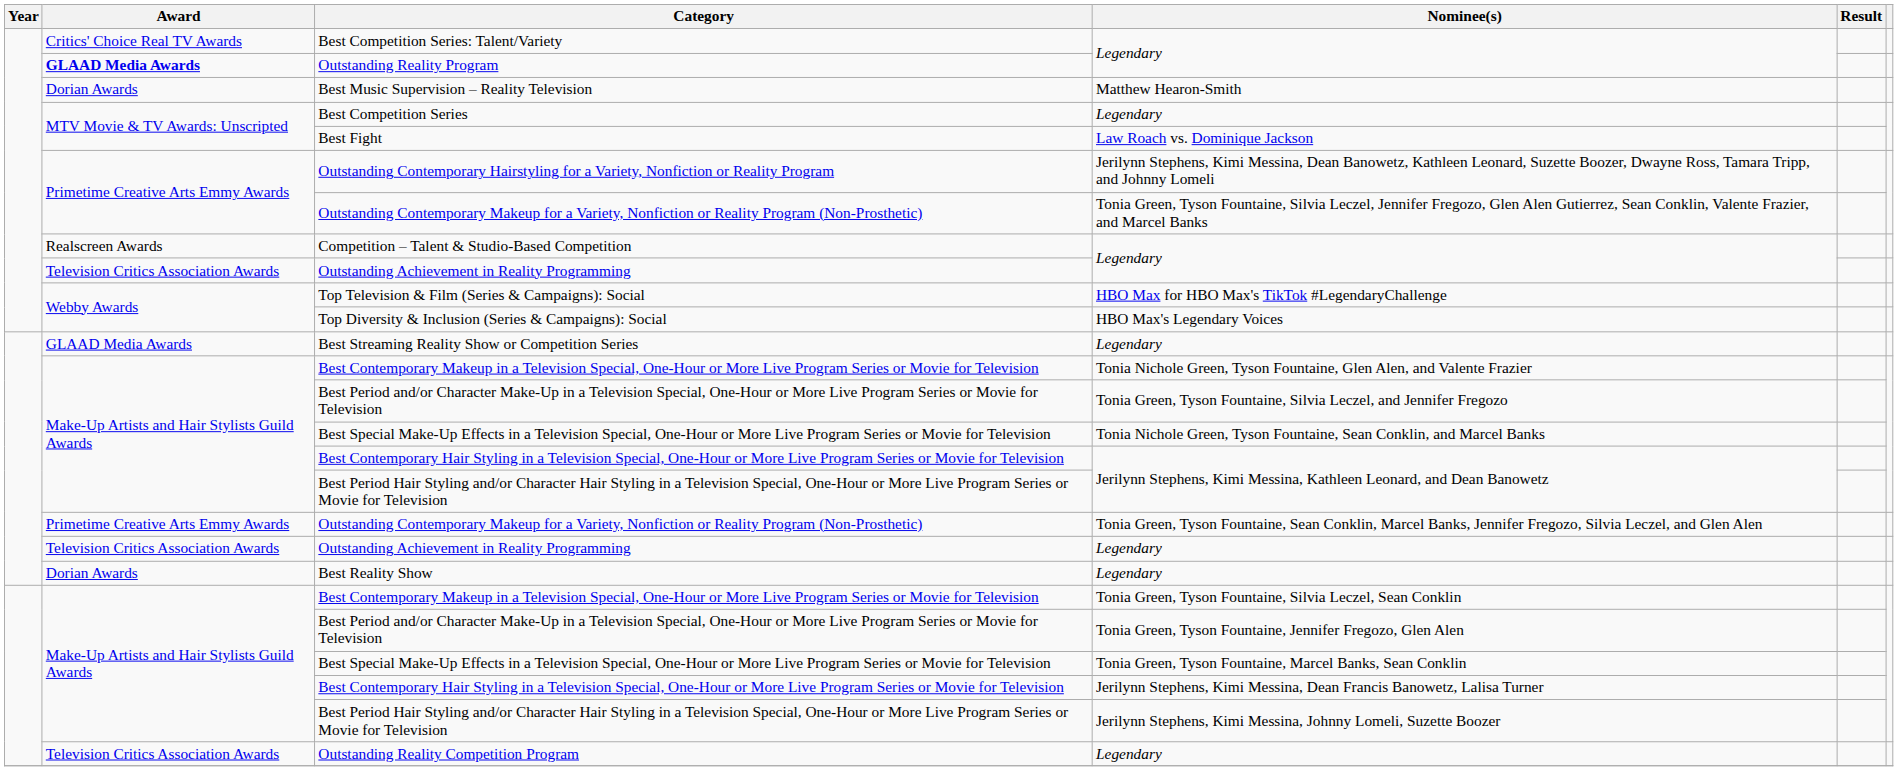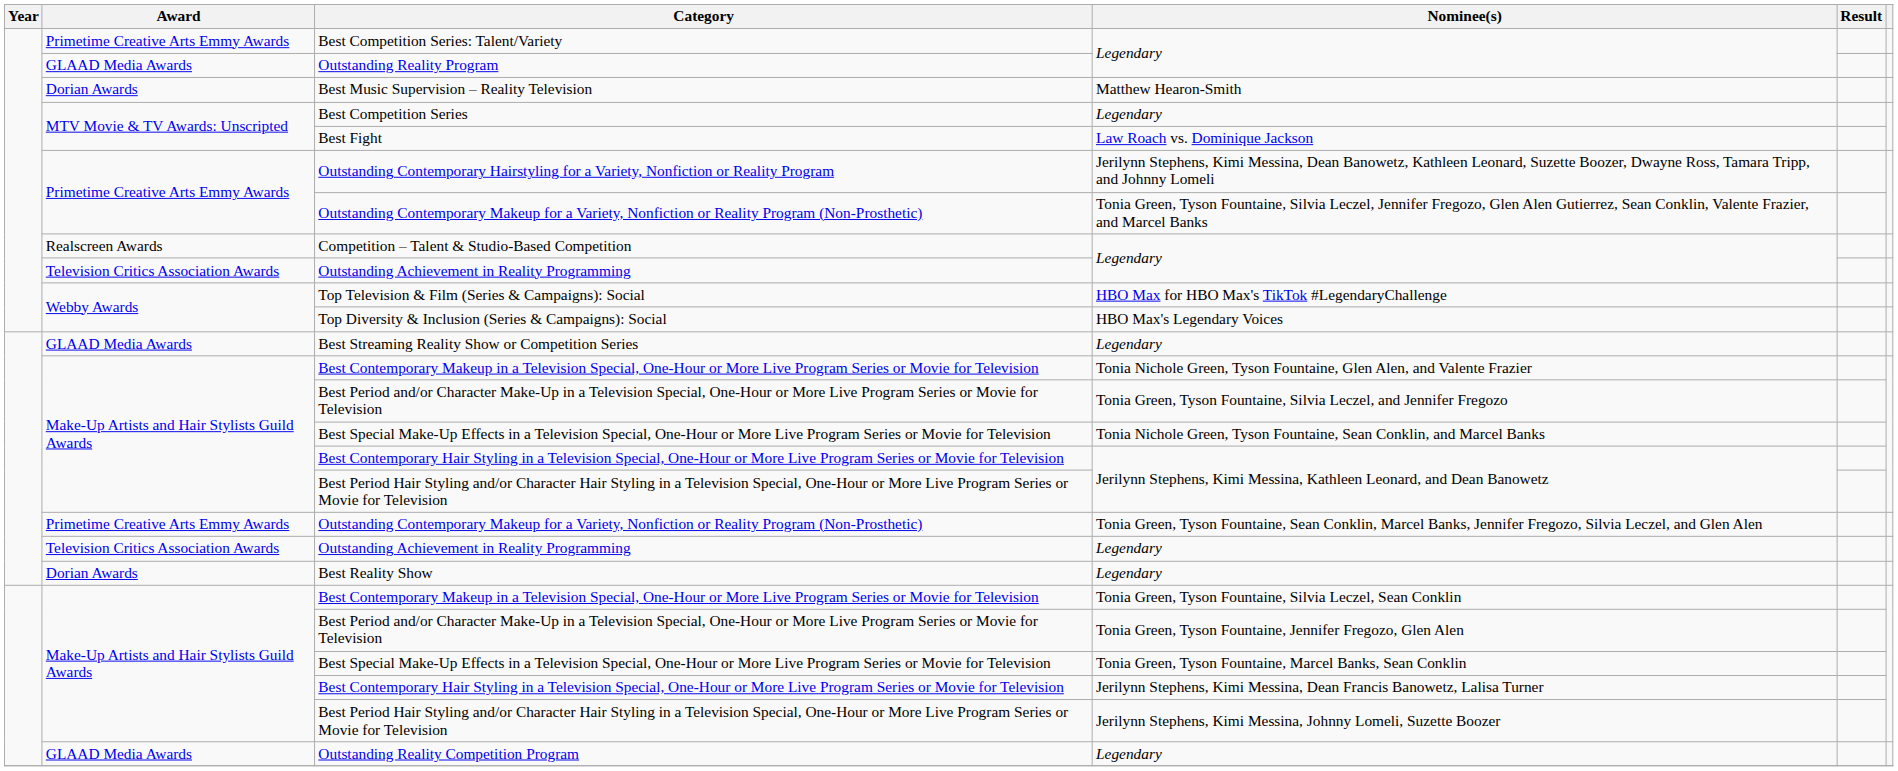(144, 41) Critics' Choice Real TV Awards -> (168, 41) Primetime Creative Arts Emmy Awards
(123, 65) bold -> (119, 65) normal
(163, 753) Television Critics Association Awards -> (119, 753) GLAAD Media Awards
